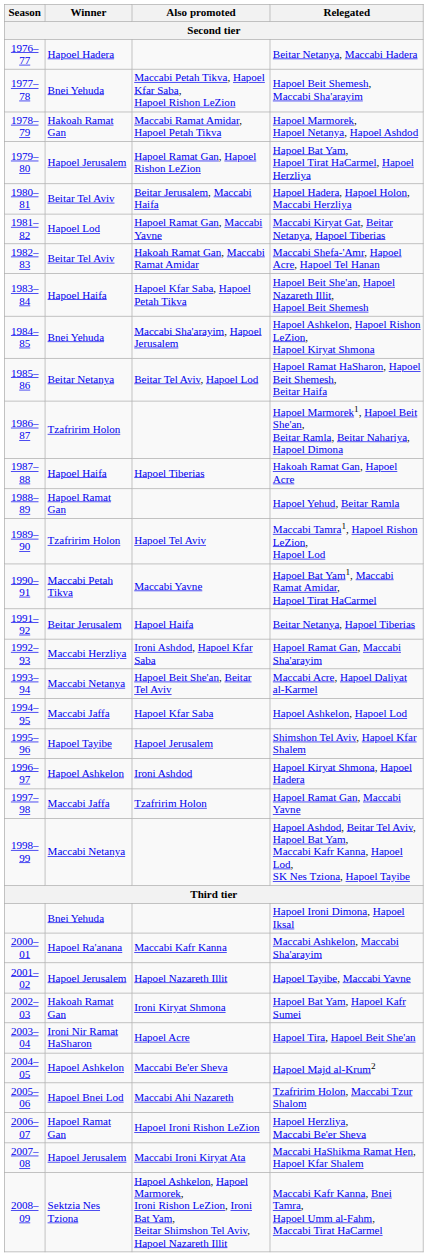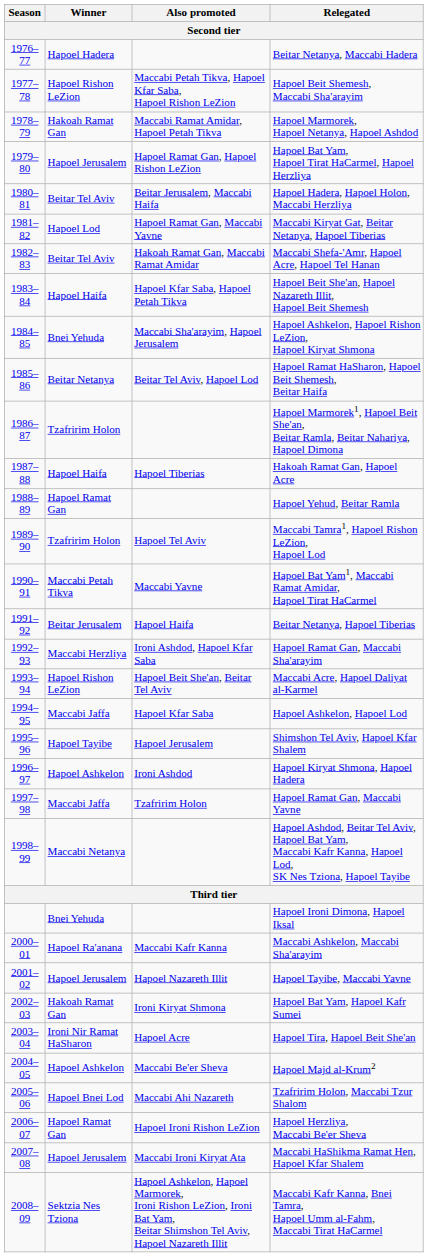(76, 90) Bnei Yehuda -> (81, 90) Hapoel Rishon LeZion
(86, 684) Maccabi Netanya -> (81, 684) Hapoel Rishon LeZion
